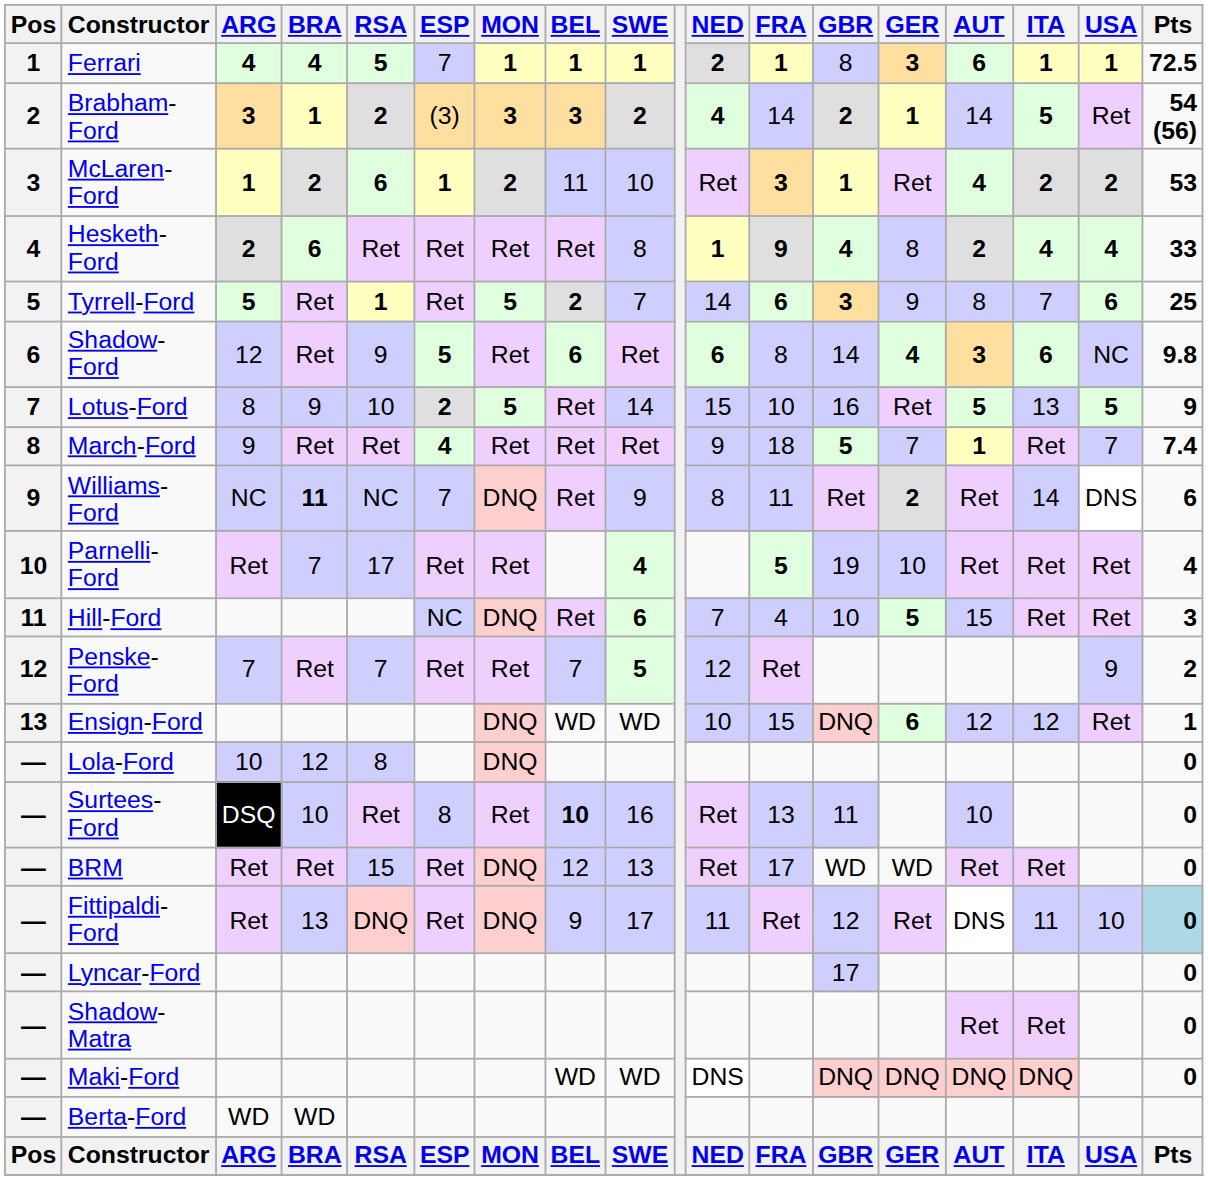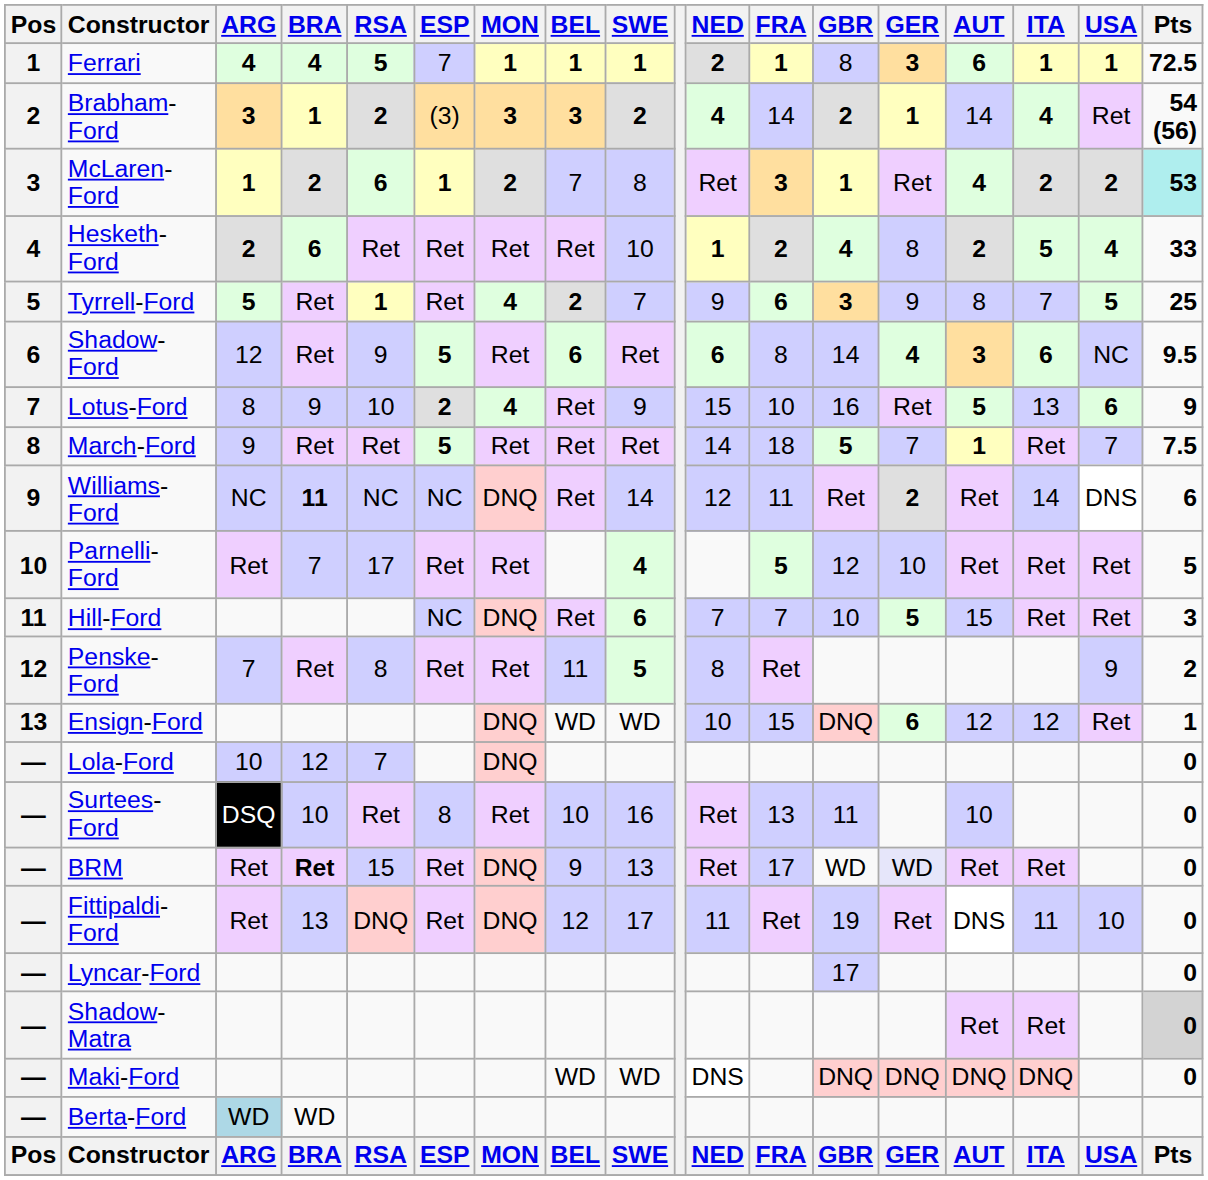(1046, 116) 5 -> (1046, 116) 4
(575, 182) 11 -> (575, 182) 7
(640, 182) 10 -> (640, 182) 8
(1183, 182) no background -> (1183, 182) paleturquoise background
(640, 248) 8 -> (640, 248) 10
(781, 248) 9 -> (781, 248) 2
(1046, 248) 4 -> (1046, 248) 5
(510, 301) 5 -> (510, 301) 4
(718, 301) 14 -> (718, 301) 9
(1111, 301) 6 -> (1111, 301) 5
(1180, 354) 9.8 -> (1180, 354) 9.5
(510, 406) 5 -> (510, 406) 4
(640, 406) 14 -> (640, 406) 9
(1111, 406) 5 -> (1111, 406) 6
(445, 445) 4 -> (445, 445) 5
(718, 445) 9 -> (718, 445) 14
(1180, 445) 7.4 -> (1180, 445) 7.5
(445, 498) 7 -> (445, 498) NC
(640, 498) 9 -> (640, 498) 14
(718, 498) 8 -> (718, 498) 12
(846, 564) 19 -> (846, 564) 12
(1190, 564) 4 -> (1190, 564) 5
(781, 617) 4 -> (781, 617) 7
(381, 670) 7 -> (381, 670) 8
(575, 670) 7 -> (575, 670) 11
(718, 670) 12 -> (718, 670) 8
(381, 761) 8 -> (381, 761) 7
(575, 814) bold -> (575, 814) normal
(315, 867) normal -> (315, 867) bold
(575, 867) 12 -> (575, 867) 9
(912, 867) no background -> (912, 867) lavender background
(575, 919) 9 -> (575, 919) 12
(846, 919) 12 -> (846, 919) 19
(1190, 919) lightblue background -> (1190, 919) no background
(1190, 1025) no background -> (1190, 1025) lightgrey background
(249, 1116) no background -> (249, 1116) lightblue background
